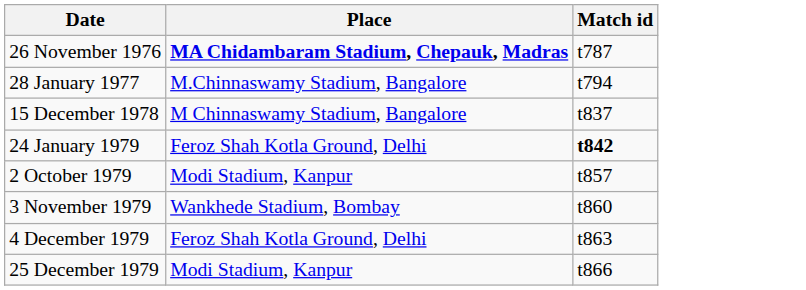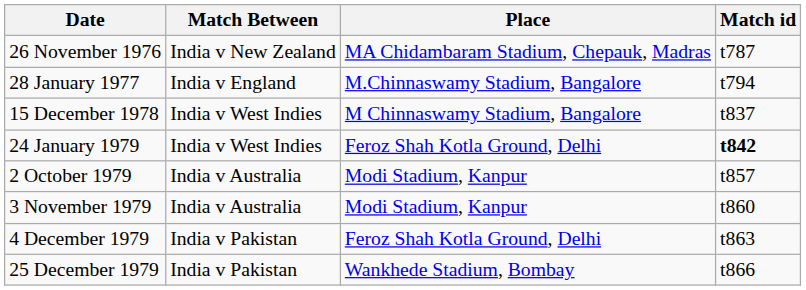+ column: (253, 20)
(369, 51) bold -> (528, 51) normal
(285, 207) Wankhede Stadium, Bombay -> (436, 207) Modi Stadium, Kanpur
(261, 269) Modi Stadium, Kanpur -> (460, 269) Wankhede Stadium, Bombay
